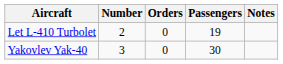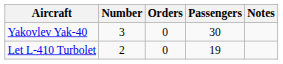rows swapped: (47, 50) <-> (52, 31)
